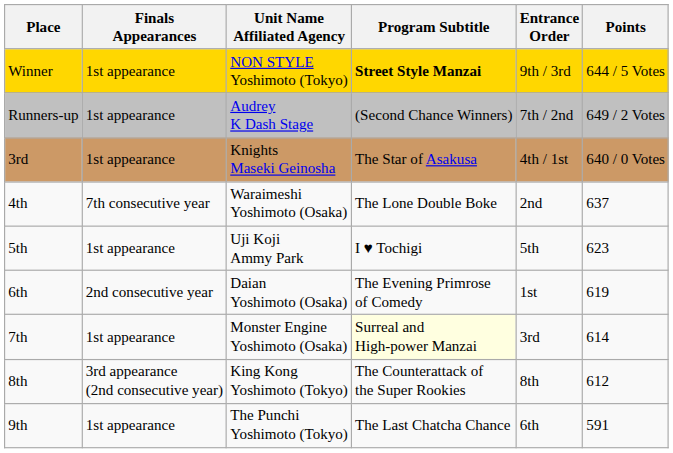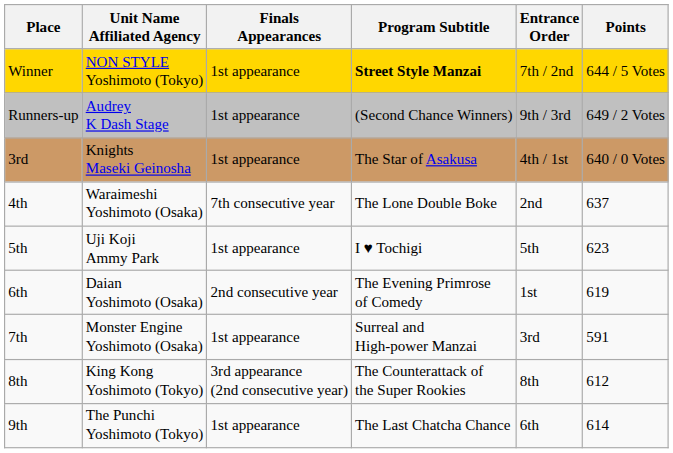columns swapped: (289, 26) <-> (154, 26)
(545, 70) 9th / 3rd -> (546, 70) 7th / 2nd
(546, 115) 7th / 2nd -> (545, 115) 9th / 3rd
(416, 336) lightyellow background -> (416, 336) no background
(598, 336) 614 -> (598, 336) 591
(598, 425) 591 -> (598, 425) 614
